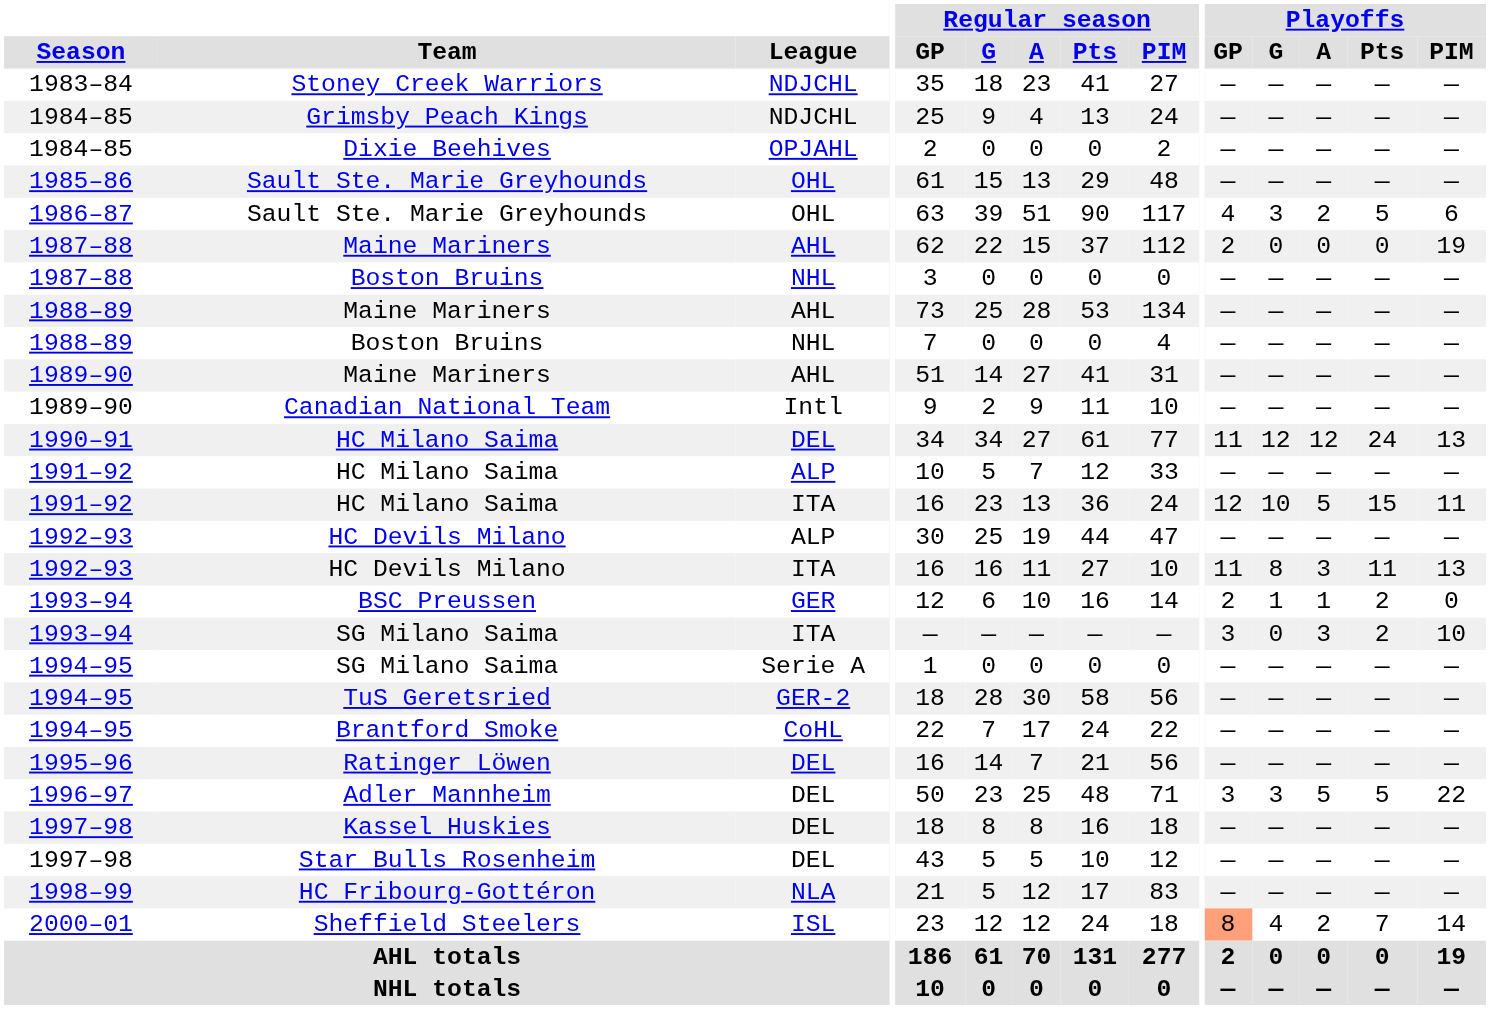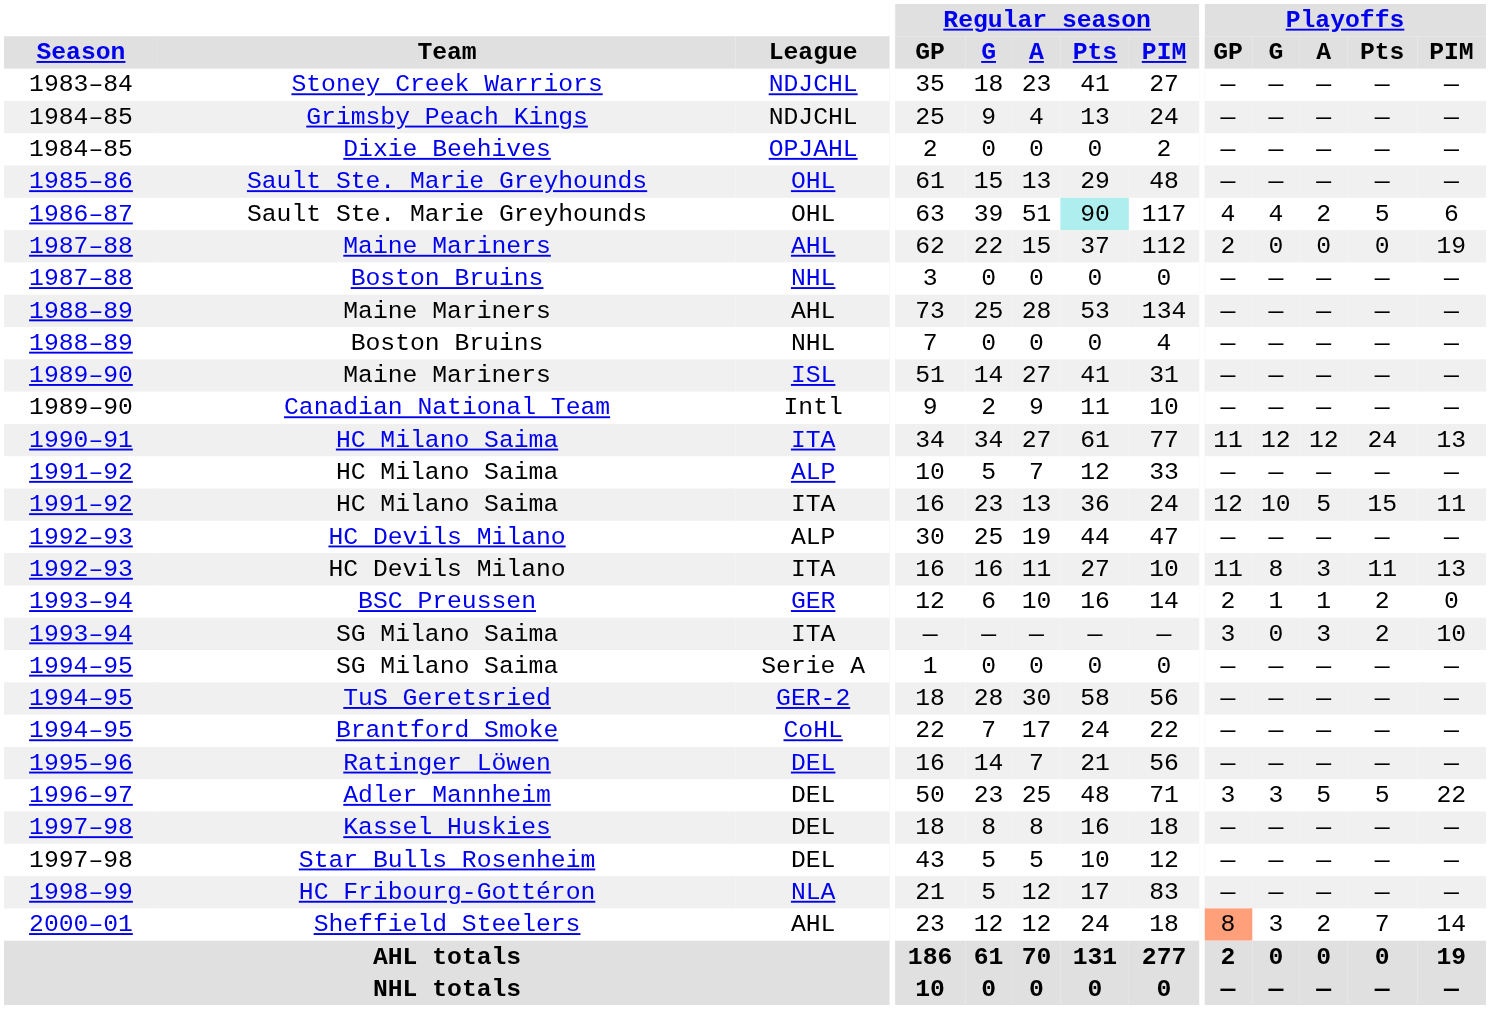(1095, 214) no background -> (1095, 214) paleturquoise background
(1276, 214) 3 -> (1276, 214) 4
(813, 375) AHL -> (813, 375) ISL
(813, 440) DEL -> (813, 440) ITA
(813, 925) ISL -> (813, 925) AHL
(1276, 925) 4 -> (1276, 925) 3
